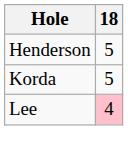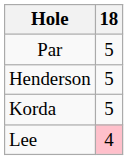+ row: (50, 49)
